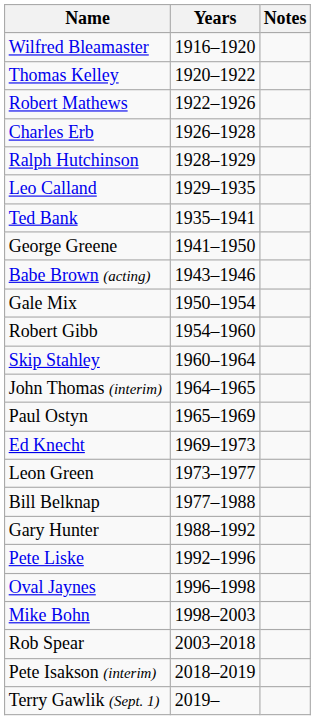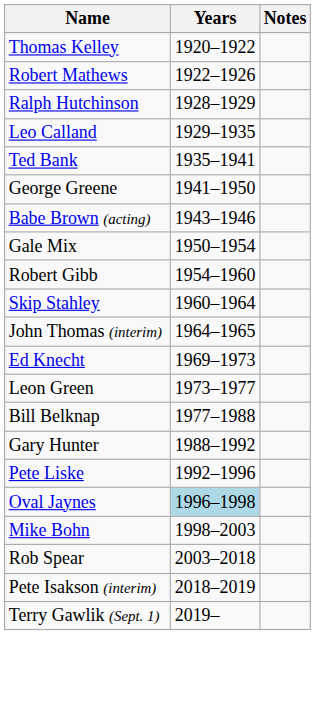- row: (79, 47)
- row: (51, 132)
- row: (48, 416)
(215, 587) no background -> (215, 501) lightblue background
